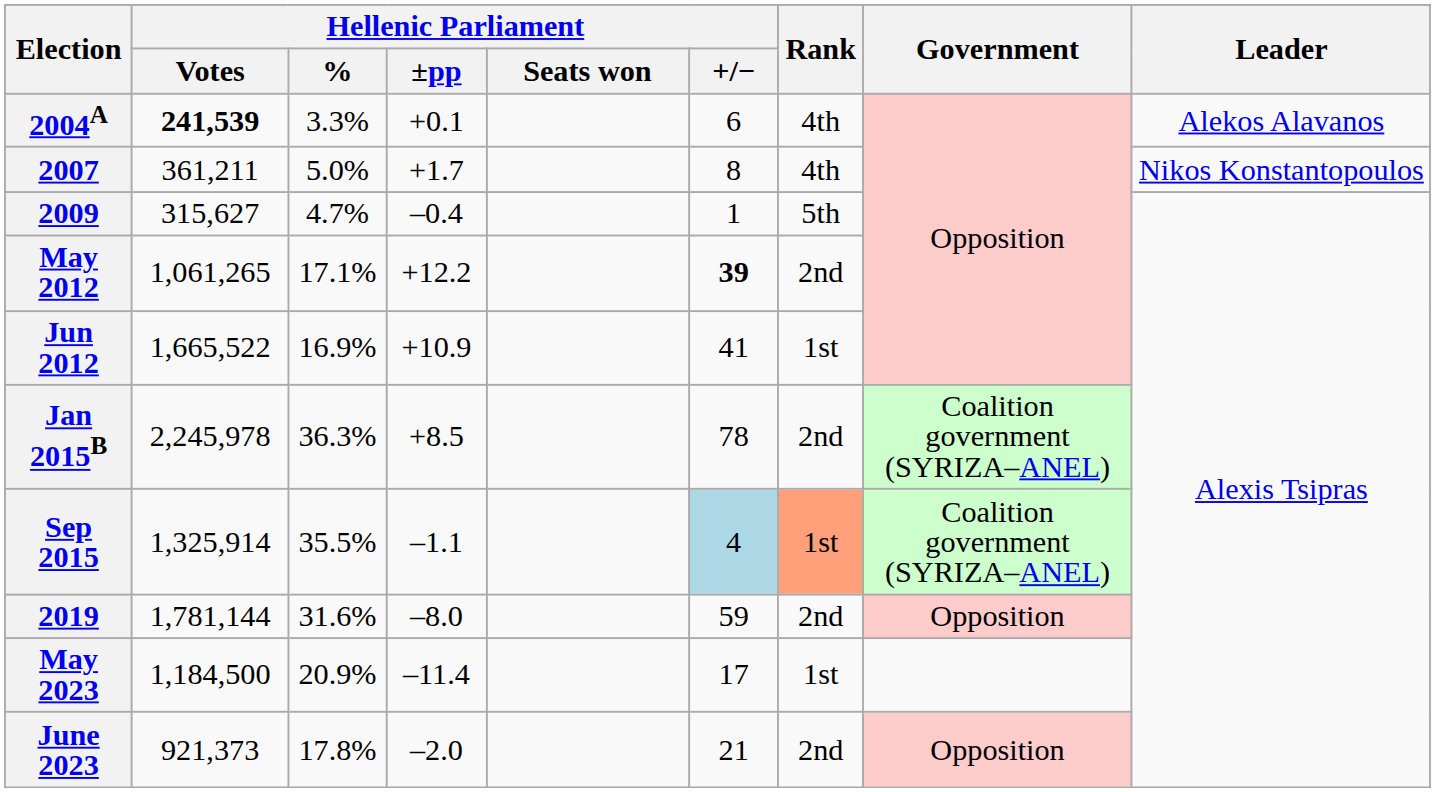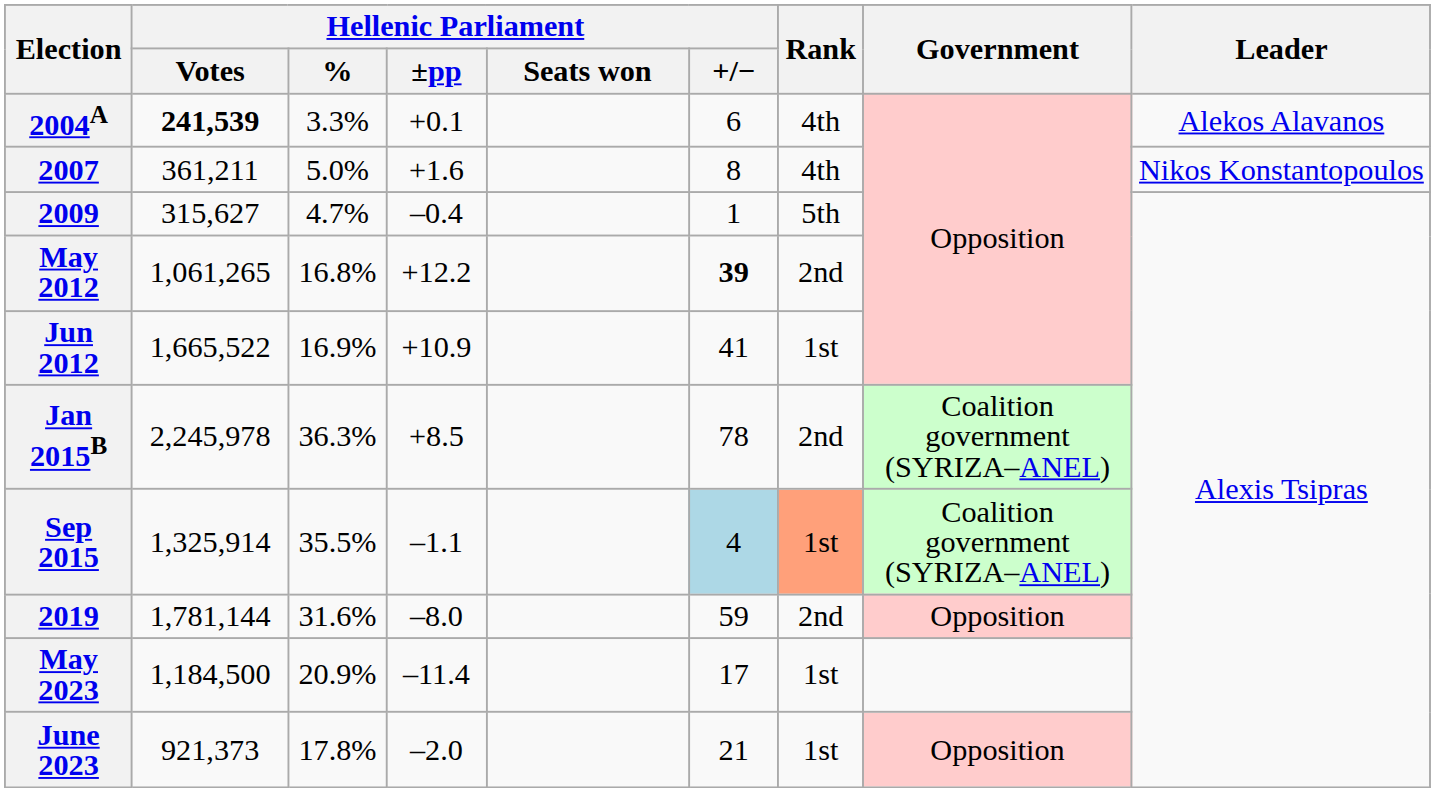(436, 169) +1.7 -> (436, 169) +1.6
(337, 272) 17.1% -> (337, 272) 16.8%
(821, 749) 2nd -> (821, 749) 1st
